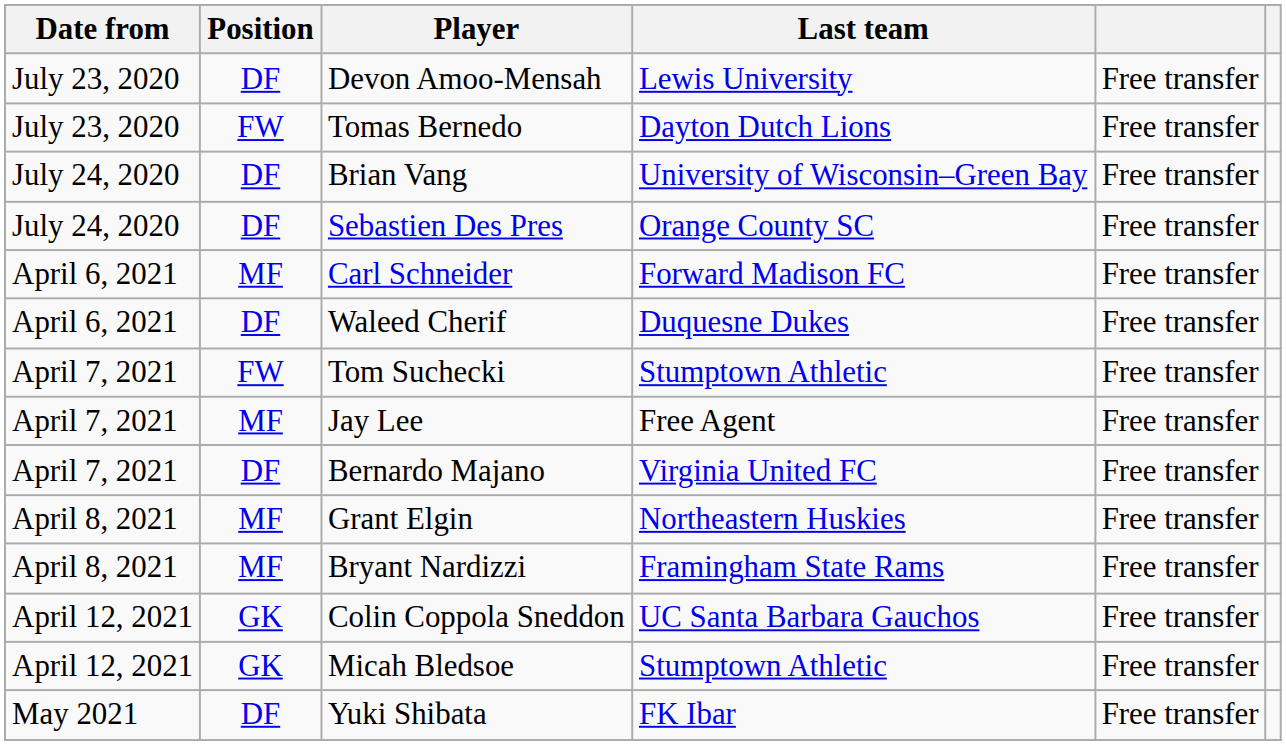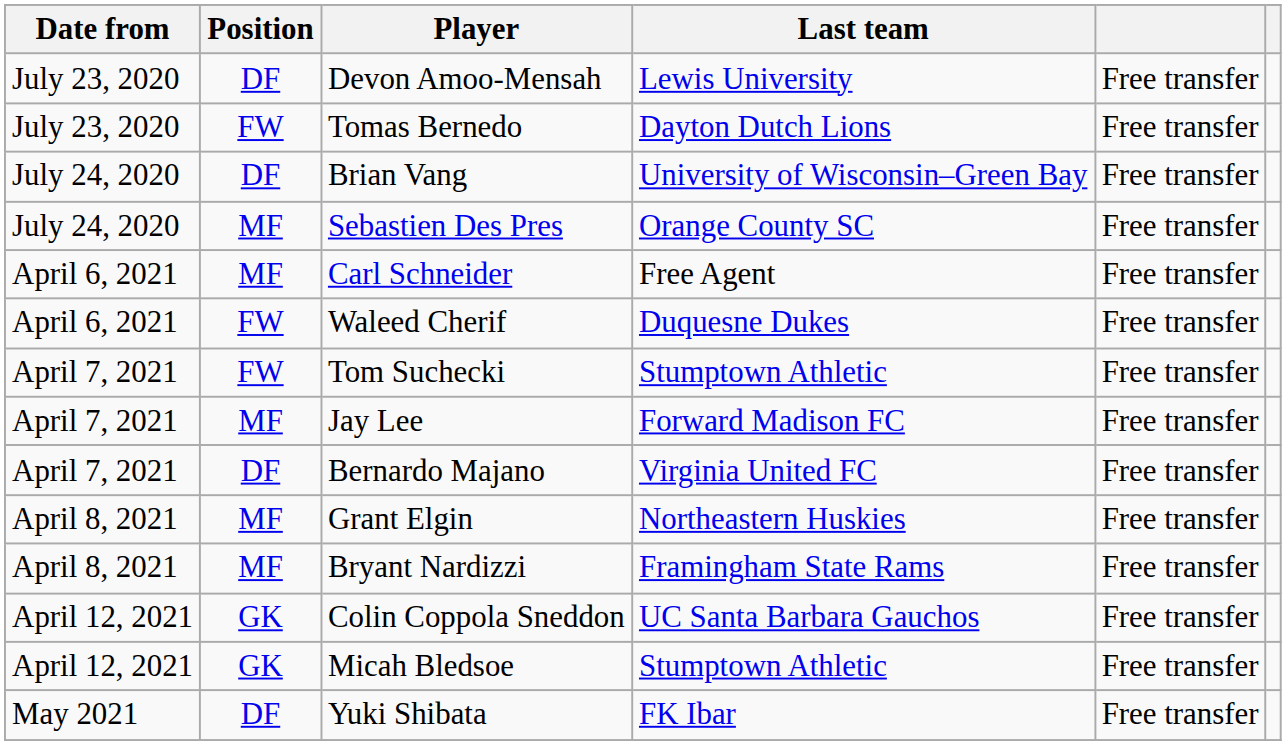(260, 224) DF -> (261, 224) MF
(772, 273) Forward Madison FC -> (707, 273) Free Agent
(260, 322) DF -> (261, 322) FW
(707, 420) Free Agent -> (772, 420) Forward Madison FC
